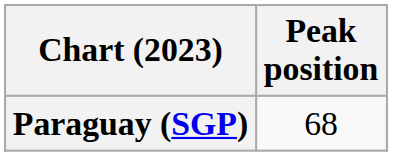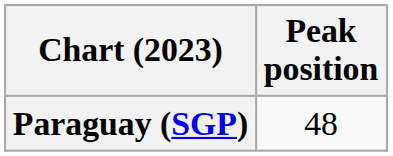(321, 122) 68 -> (321, 122) 48
